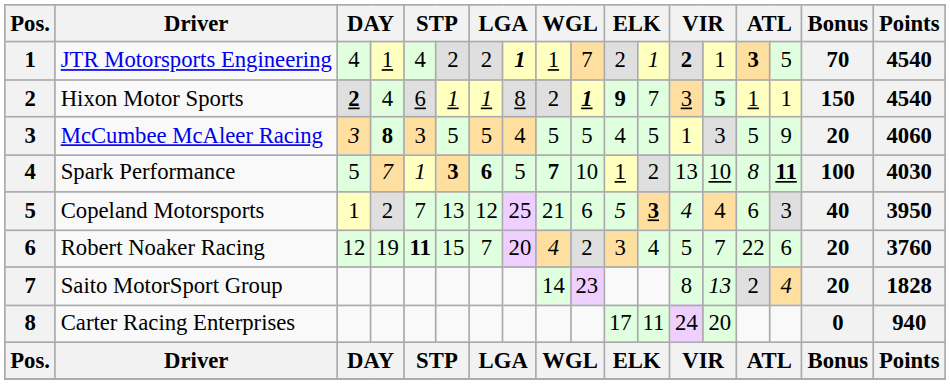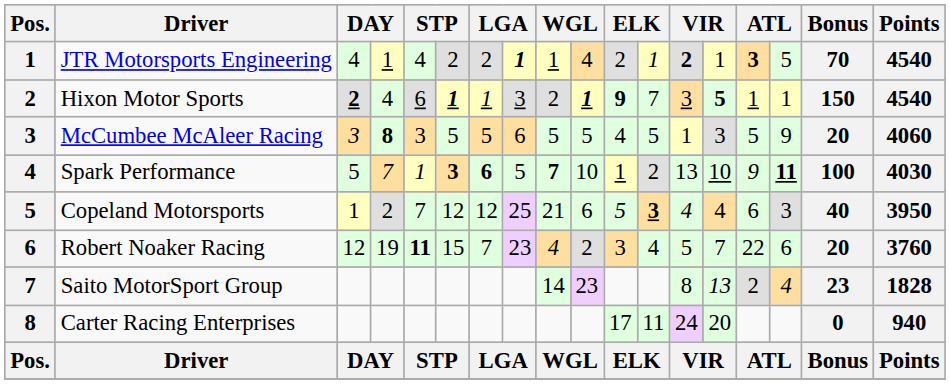(587, 60) 7 -> (587, 60) 4
(453, 97) normal -> (453, 97) bold
(520, 97) 8 -> (520, 97) 3
(520, 135) 4 -> (520, 135) 6
(753, 172) 8 -> (753, 172) 9
(453, 210) 13 -> (453, 210) 12
(520, 247) 20 -> (520, 247) 23
(838, 285) 20 -> (838, 285) 23
